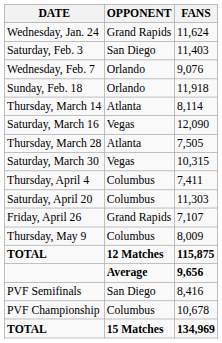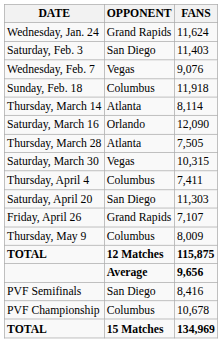(126, 69) Orlando -> (121, 69) Vegas
(126, 87) Orlando -> (131, 87) Columbus
(121, 124) Vegas -> (126, 124) Orlando
(131, 198) Columbus -> (131, 198) San Diego
